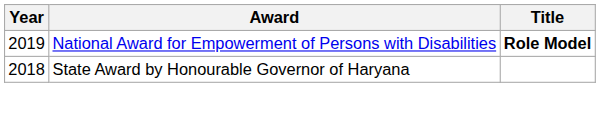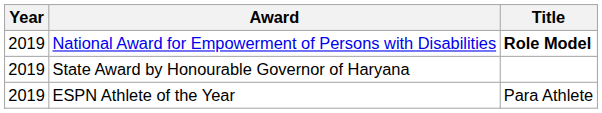(27, 70) 2018 -> (27, 70) 2019
+ row: (144, 96)
